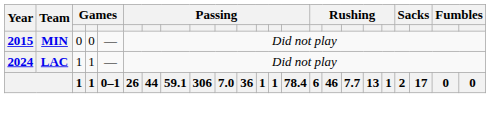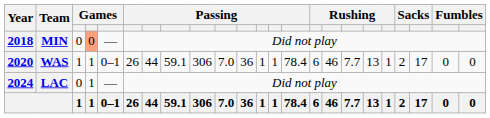(20, 41) 2015 -> (20, 41) 2018
(91, 41) no background -> (91, 41) lightsalmon background
+ row: (55, 61)
(79, 61) 1 -> (79, 82) 0
